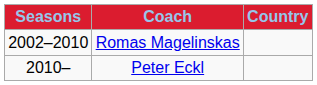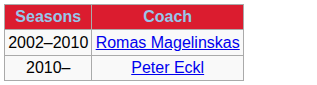- column: (278, 17)
